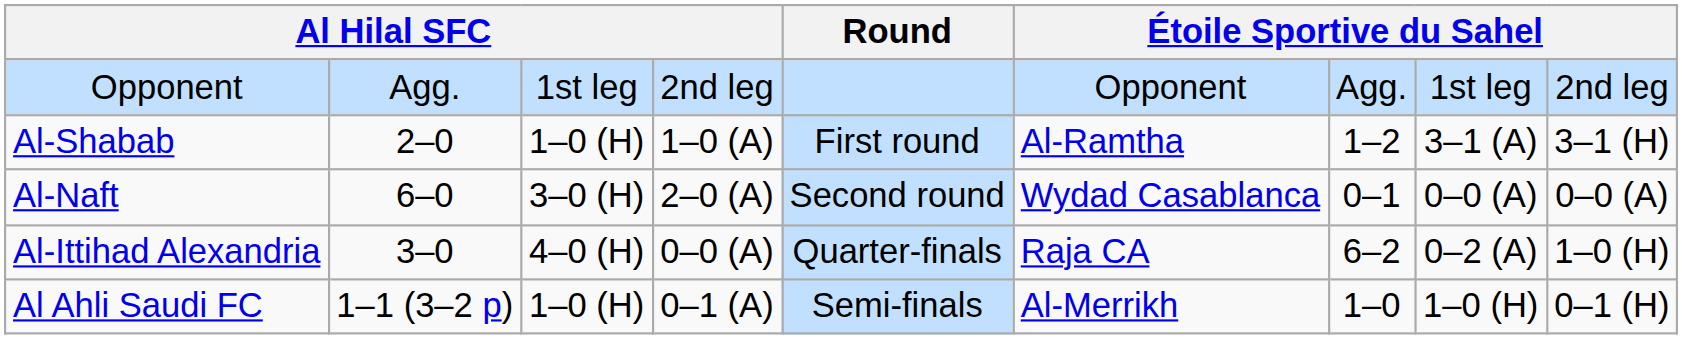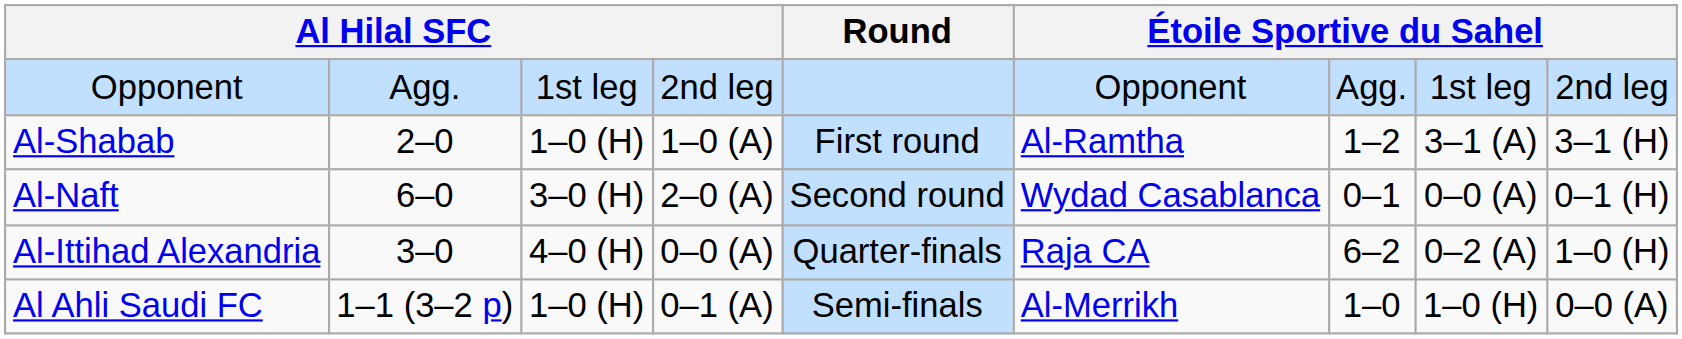(1612, 196) 0–0 (A) -> (1612, 196) 0–1 (H)
(1612, 305) 0–1 (H) -> (1612, 305) 0–0 (A)
